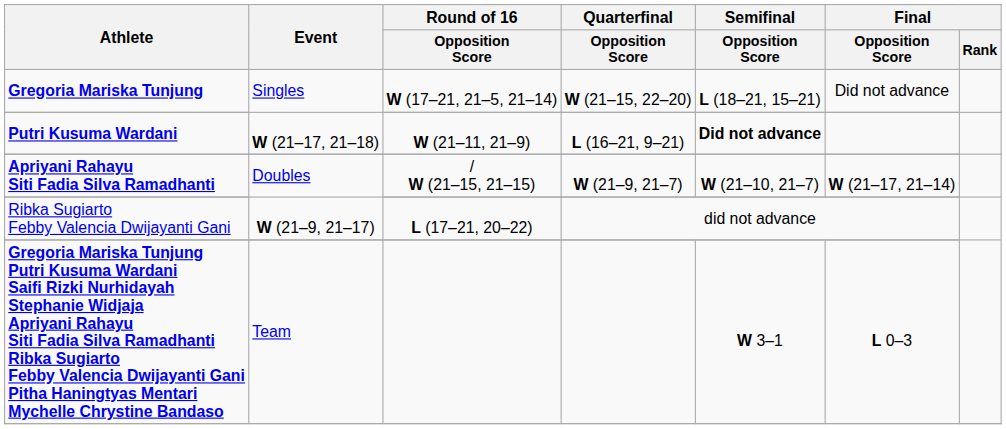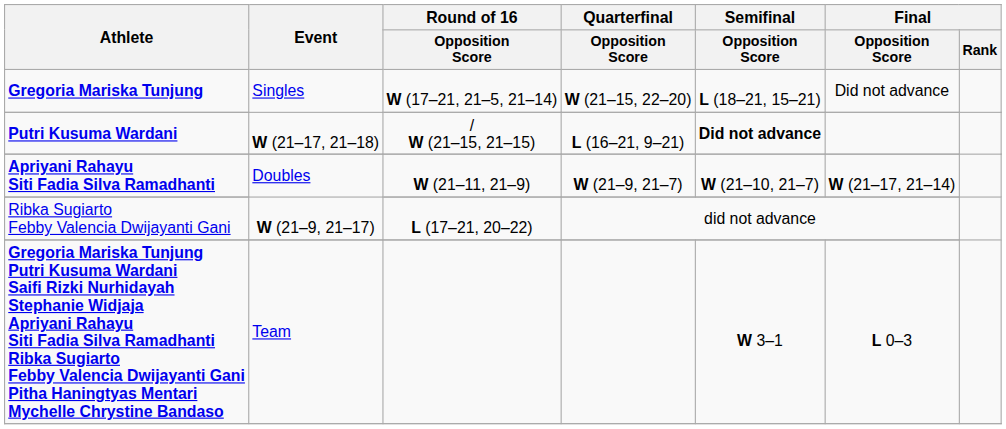(472, 142) W (21–11, 21–9) -> (472, 134) / W (21–15, 21–15)
(472, 176) / W (21–15, 21–15) -> (472, 185) W (21–11, 21–9)
